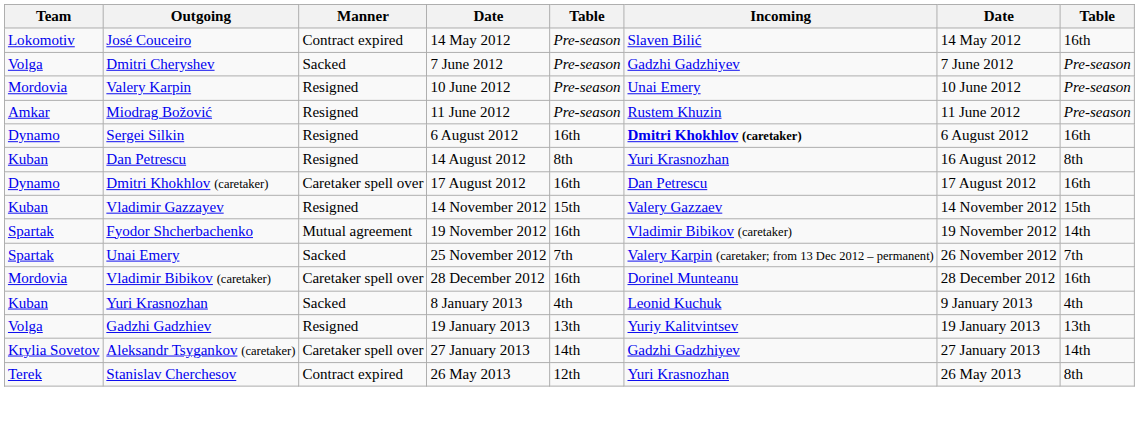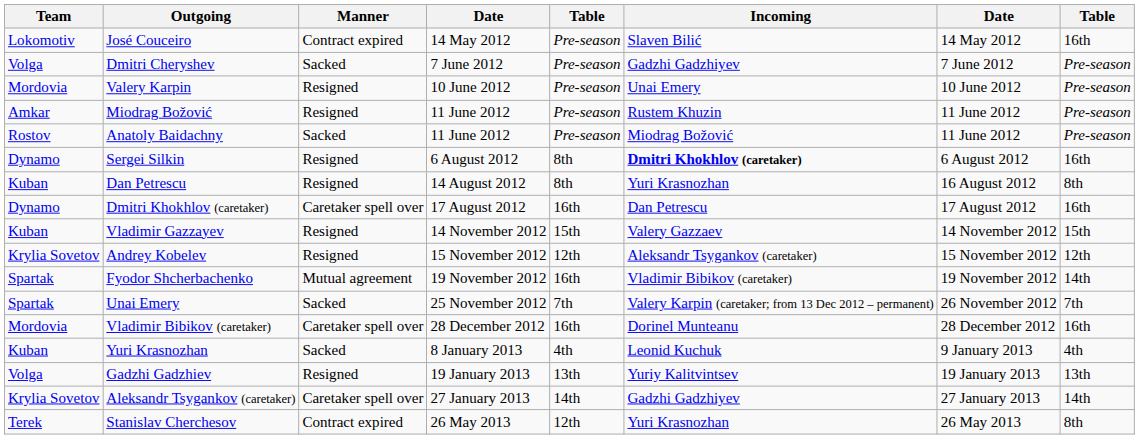+ row: (165, 135)
(567, 135) 16th -> (563, 159) 8th
+ row: (156, 254)
